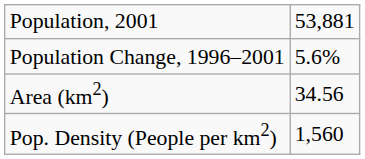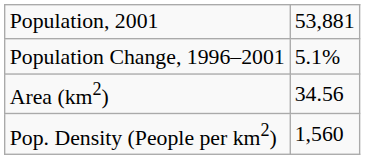(317, 56) 5.6% -> (317, 56) 5.1%
